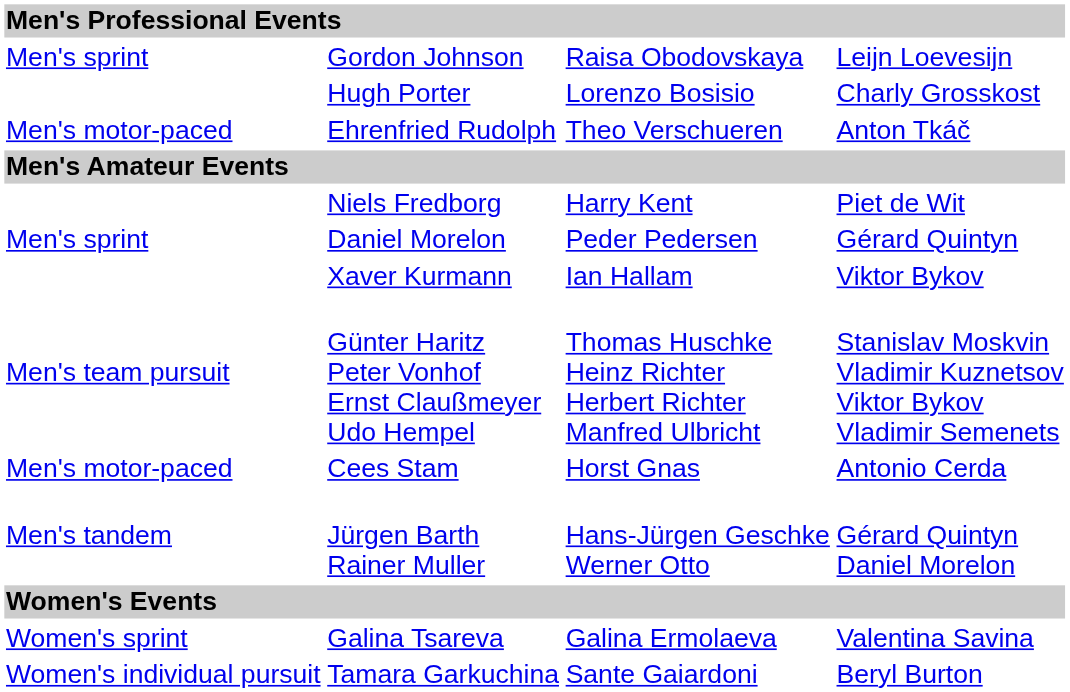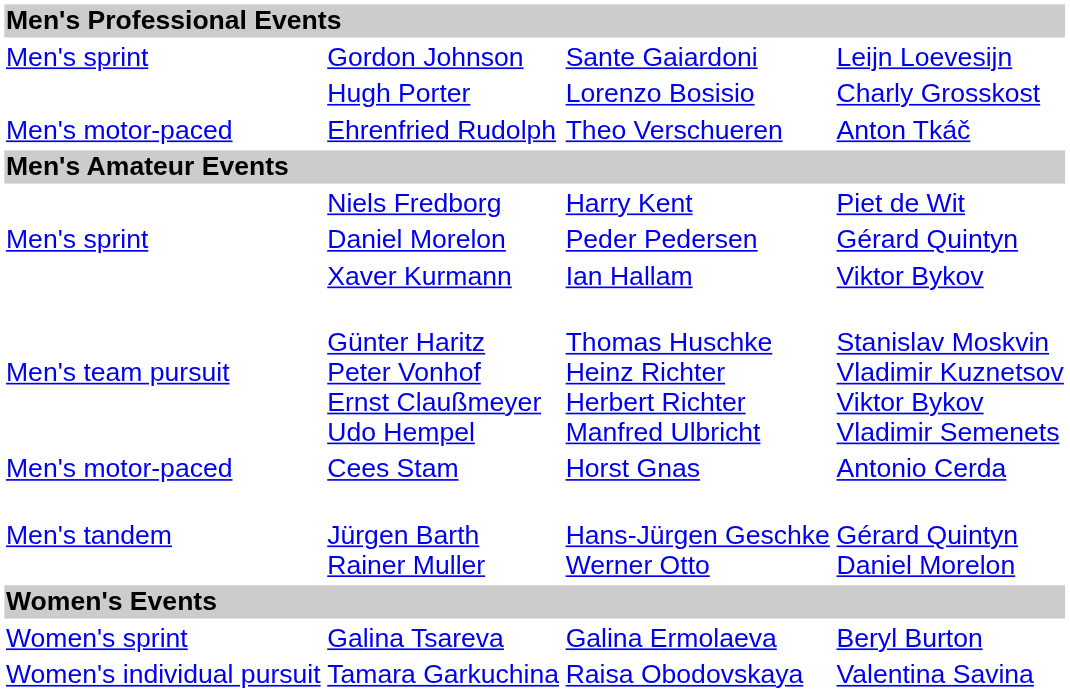(684, 57) Raisa Obodovskaya -> (662, 57) Sante Gaiardoni
(935, 638) Valentina Savina -> (910, 638) Beryl Burton
(662, 674) Sante Gaiardoni -> (684, 674) Raisa Obodovskaya
(910, 674) Beryl Burton -> (935, 674) Valentina Savina
